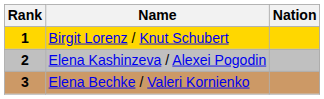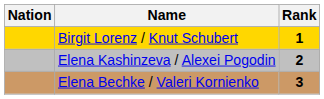columns swapped: (25, 15) <-> (295, 15)
